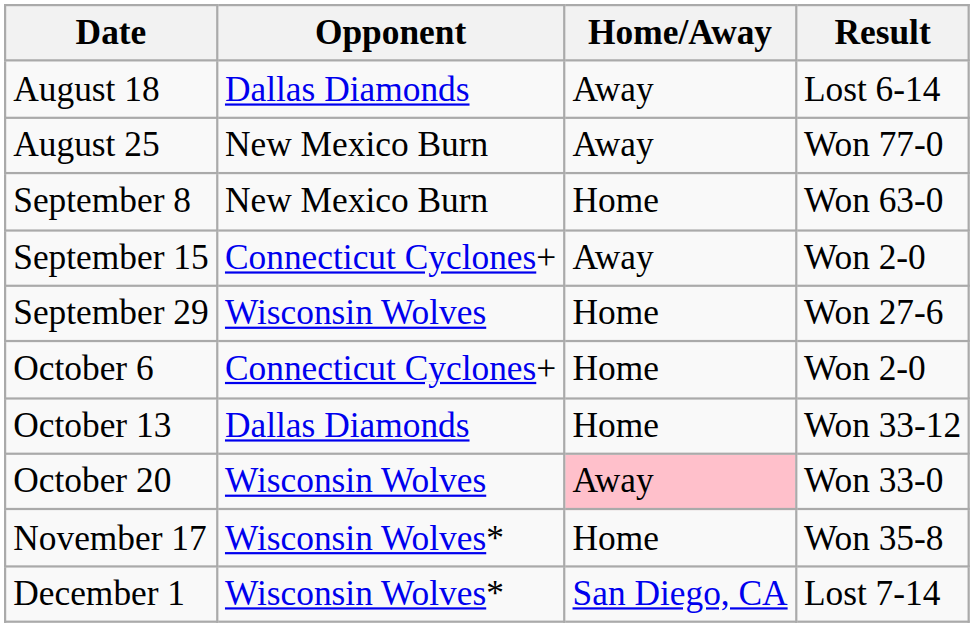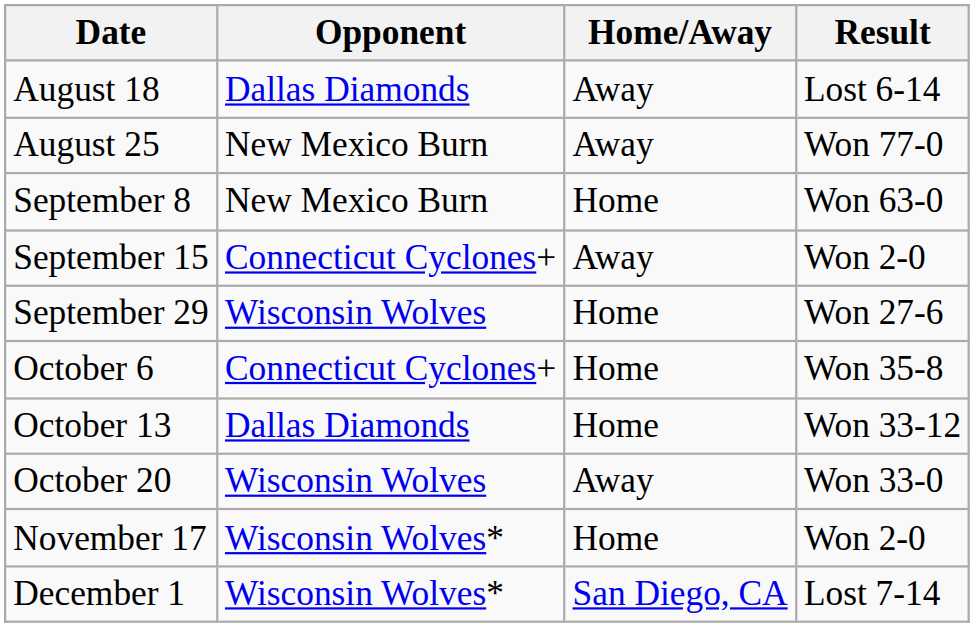(865, 369) Won 2-0 -> (874, 369) Won 35-8
(613, 481) pink background -> (613, 481) no background
(874, 537) Won 35-8 -> (865, 537) Won 2-0
